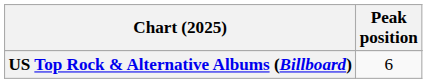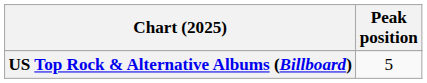(389, 64) 6 -> (389, 64) 5
